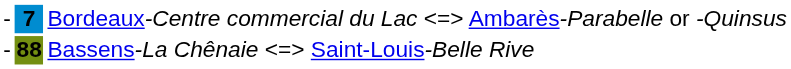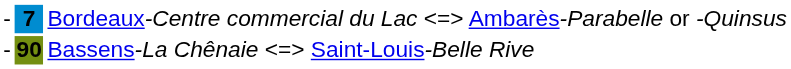(29, 50) 88 -> (29, 50) 90
